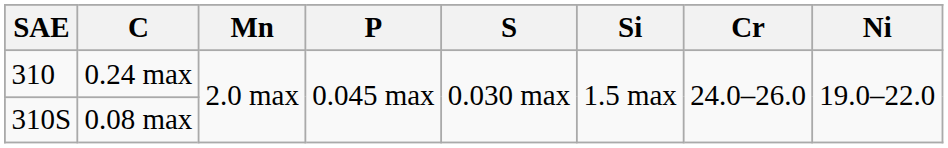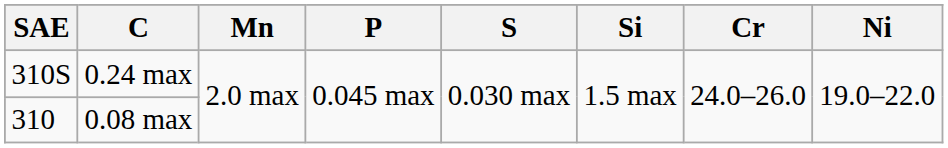(33, 73) 310 -> (41, 73) 310S
(41, 119) 310S -> (33, 119) 310
